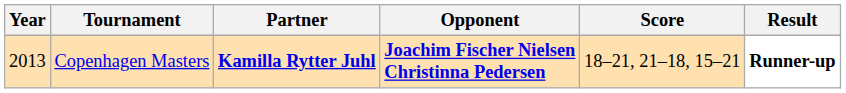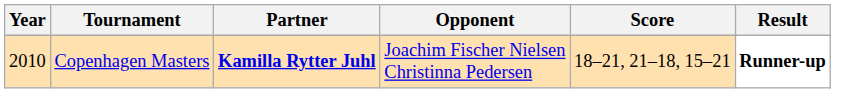(27, 61) 2013 -> (27, 61) 2010
(480, 61) bold -> (475, 61) normal
